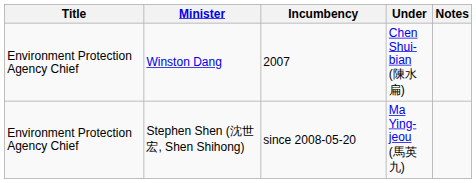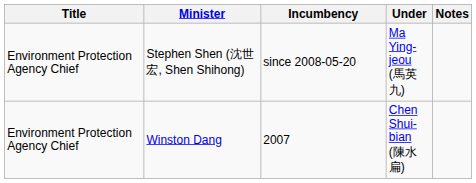rows swapped: (184, 62) <-> (200, 139)
